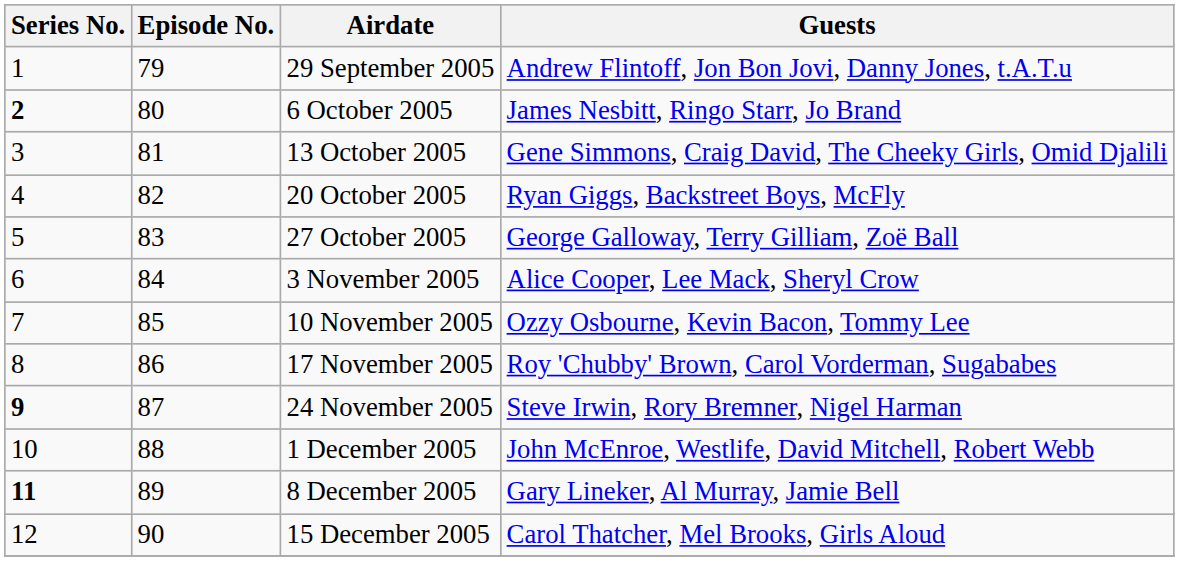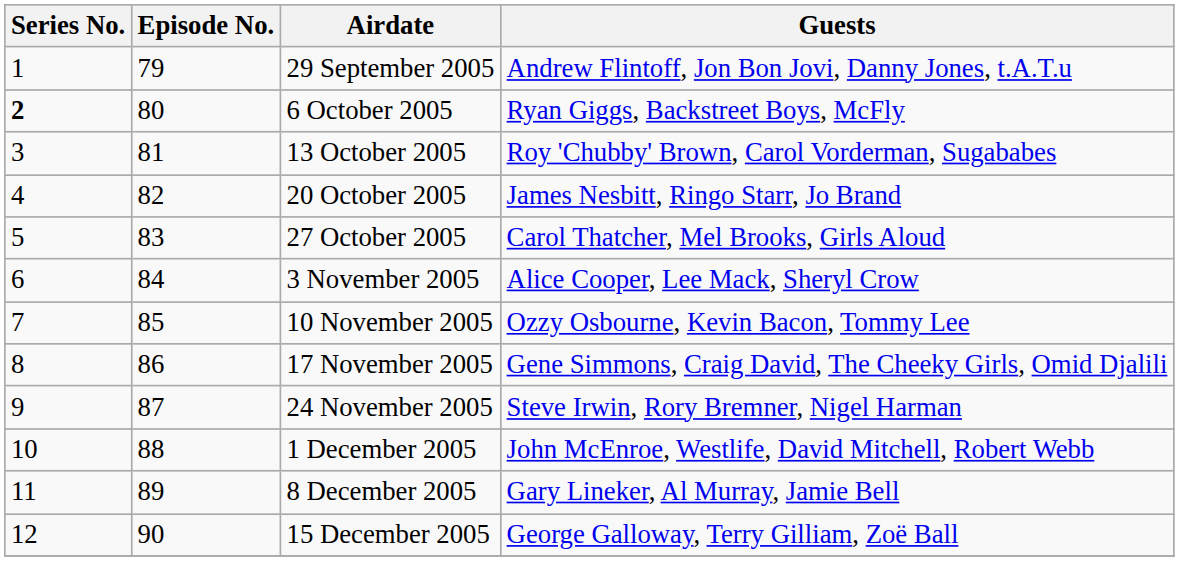(704, 110) James Nesbitt, Ringo Starr, Jo Brand -> (706, 110) Ryan Giggs, Backstreet Boys, McFly
(837, 152) Gene Simmons, Craig David, The Cheeky Girls, Omid Djalili -> (781, 152) Roy 'Chubby' Brown, Carol Vorderman, Sugababes
(706, 195) Ryan Giggs, Backstreet Boys, McFly -> (704, 195) James Nesbitt, Ringo Starr, Jo Brand
(733, 237) George Galloway, Terry Gilliam, Zoë Ball -> (726, 237) Carol Thatcher, Mel Brooks, Girls Aloud
(781, 364) Roy 'Chubby' Brown, Carol Vorderman, Sugababes -> (837, 364) Gene Simmons, Craig David, The Cheeky Girls, Omid Djalili
(18, 407) bold -> (18, 407) normal
(24, 491) bold -> (24, 491) normal
(726, 534) Carol Thatcher, Mel Brooks, Girls Aloud -> (733, 534) George Galloway, Terry Gilliam, Zoë Ball
